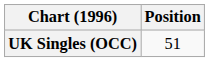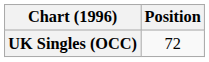(173, 43) 51 -> (173, 43) 72
